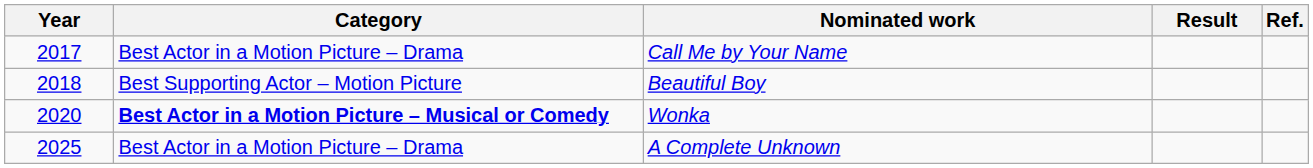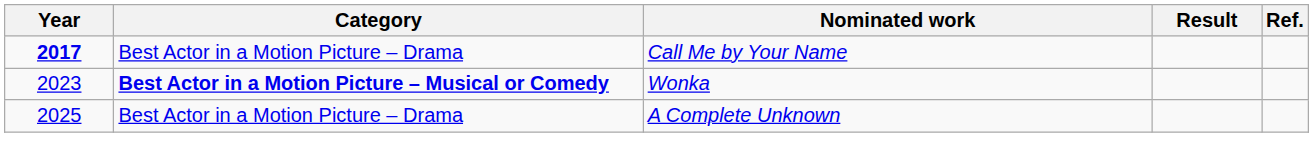(59, 52) normal -> (59, 52) bold
- row: (707, 83)
(59, 115) 2020 -> (59, 83) 2023
